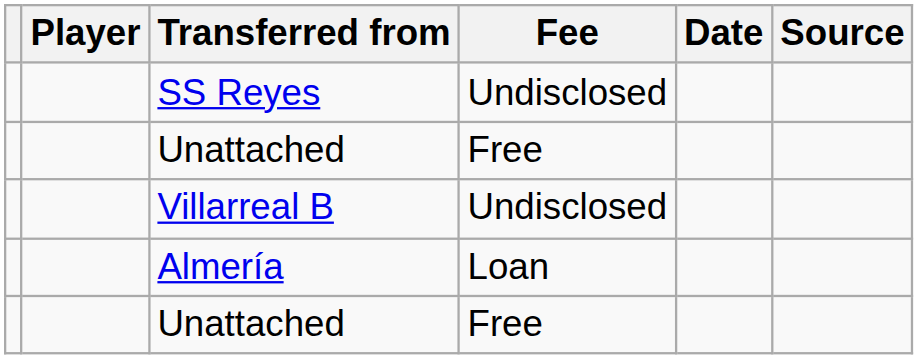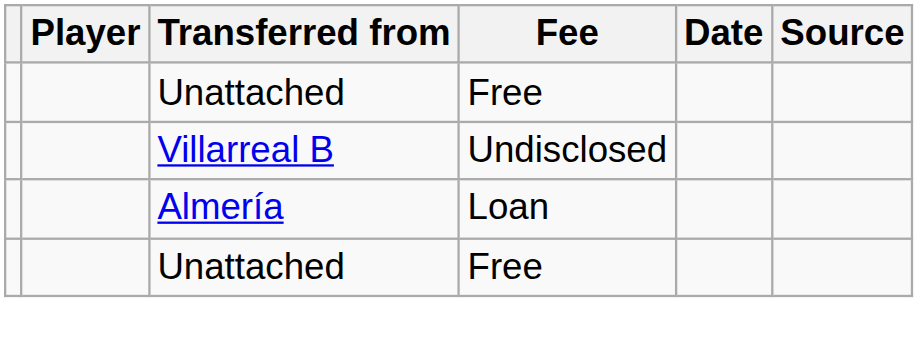- row: (239, 91)
